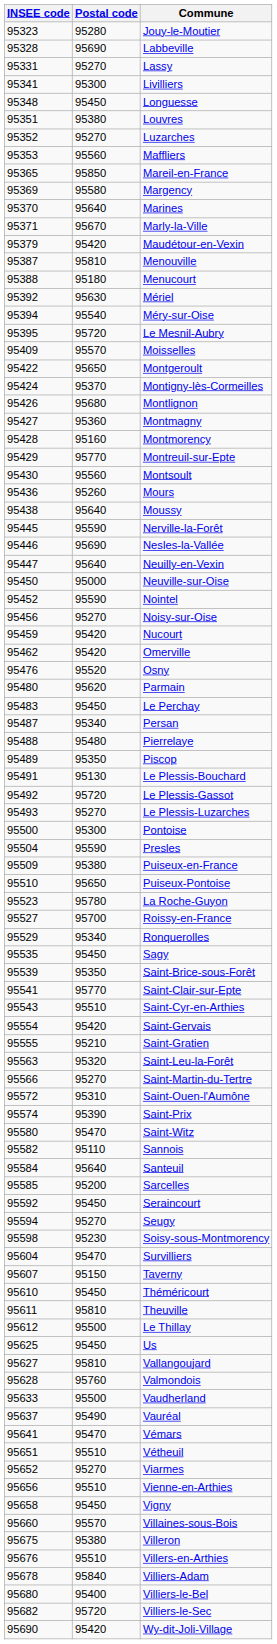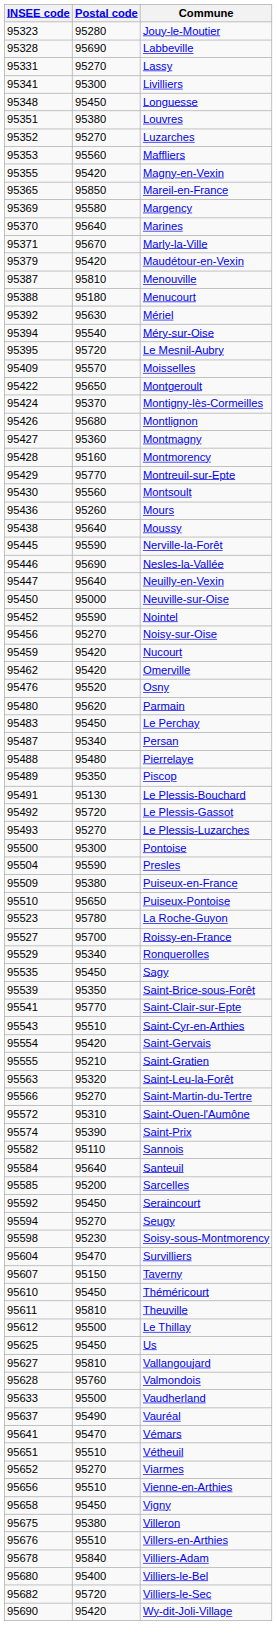+ row: (183, 173)
- row: (169, 1132)
- row: (190, 1523)
